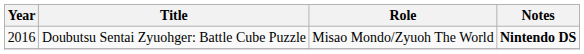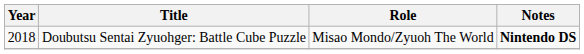(22, 37) 2016 -> (22, 37) 2018
